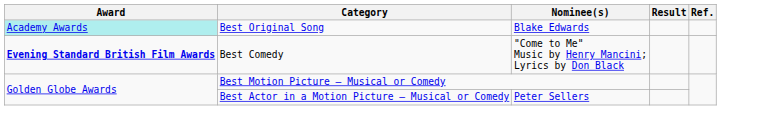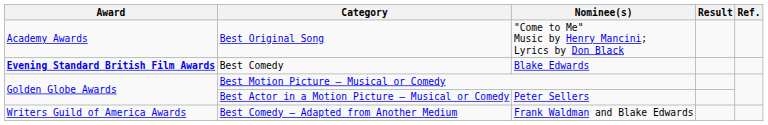(47, 28) paleturquoise background -> (47, 39) no background
(552, 28) Blake Edwards -> (581, 39) "Come to Me" Music by Henry Mancini; Lyrics by Don Black
(581, 55) "Come to Me" Music by Henry Mancini; Lyrics by Don Black -> (552, 66) Blake Edwards
+ row: (338, 113)
